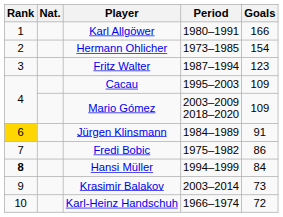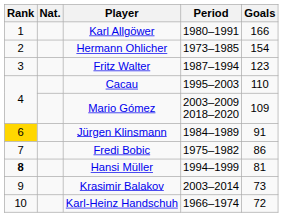(260, 84) 109 -> (260, 84) 110
(260, 168) 84 -> (260, 168) 81
